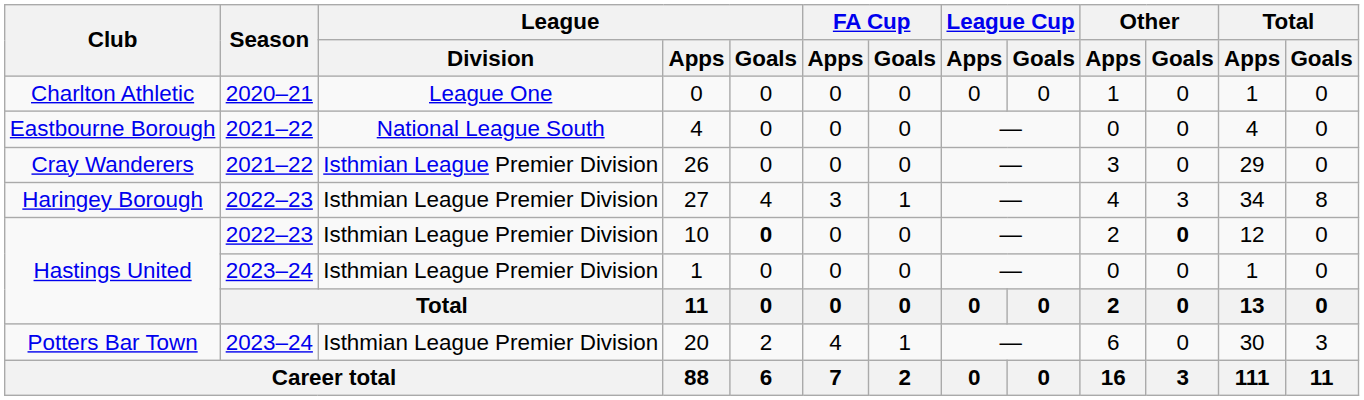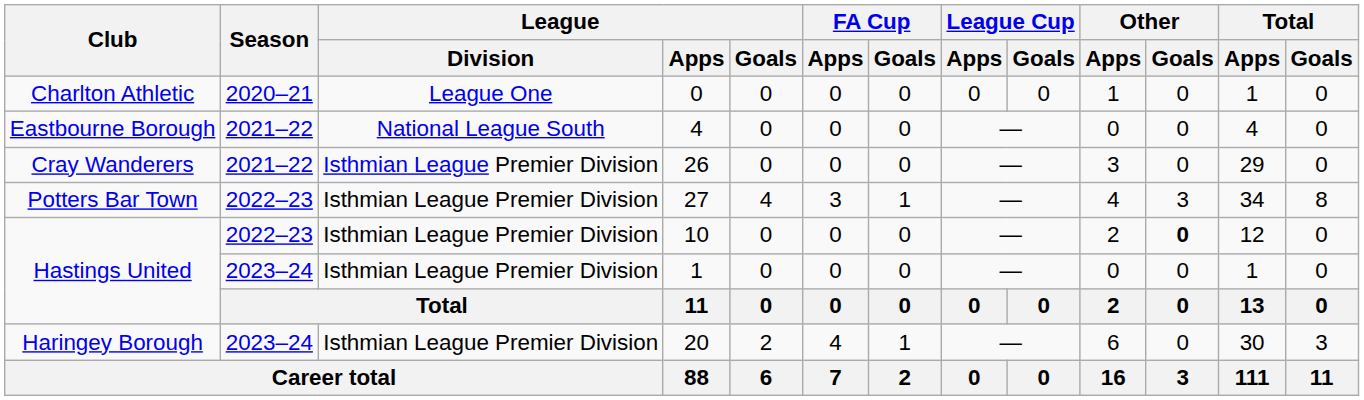(113, 199) Haringey Borough -> (113, 199) Potters Bar Town
(766, 235) bold -> (766, 235) normal
(113, 341) Potters Bar Town -> (113, 341) Haringey Borough
